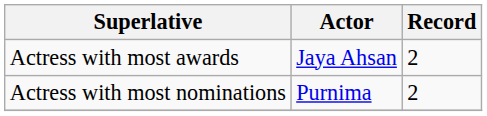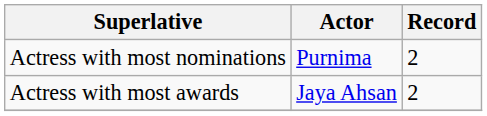rows swapped: (124, 57) <-> (148, 92)
